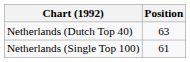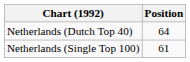(164, 31) 63 -> (164, 31) 64
